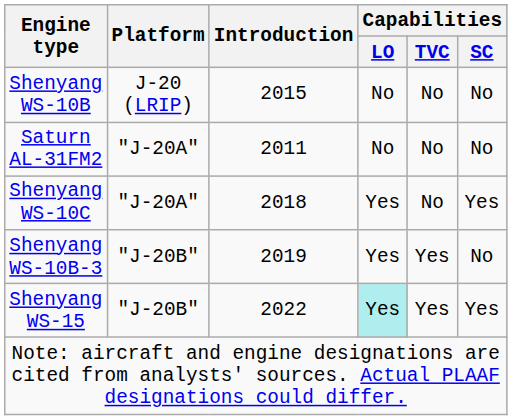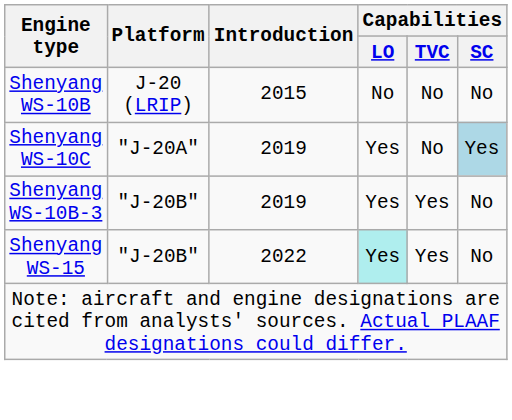- row: (56, 149)
(284, 203) 2018 -> (284, 149) 2019
(482, 203) no background -> (482, 149) lightblue background
(482, 311) Yes -> (482, 257) No
